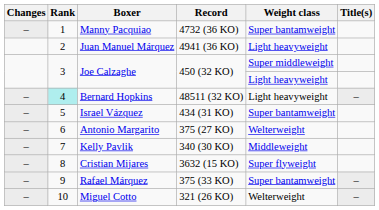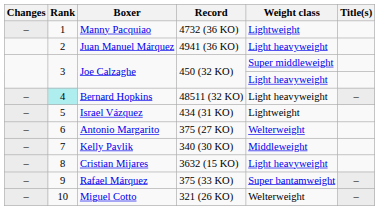(292, 29) Super bantamweight -> (274, 29) Lightweight
(292, 113) Super bantamweight -> (274, 113) Lightweight
(282, 163) Super flyweight -> (288, 163) Light heavyweight
